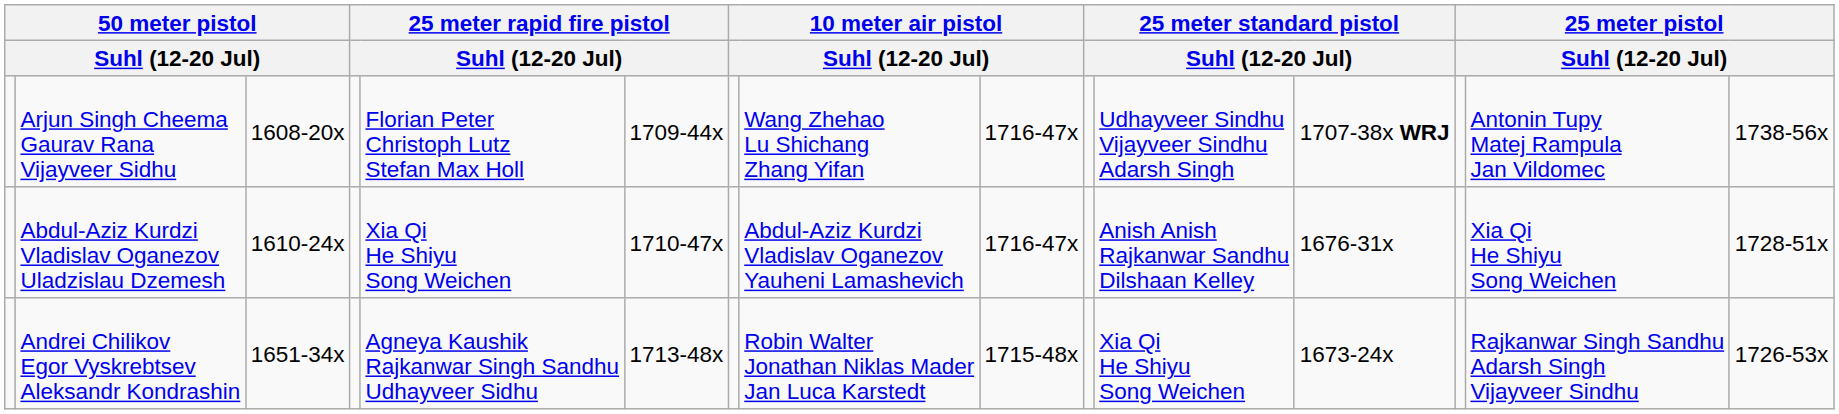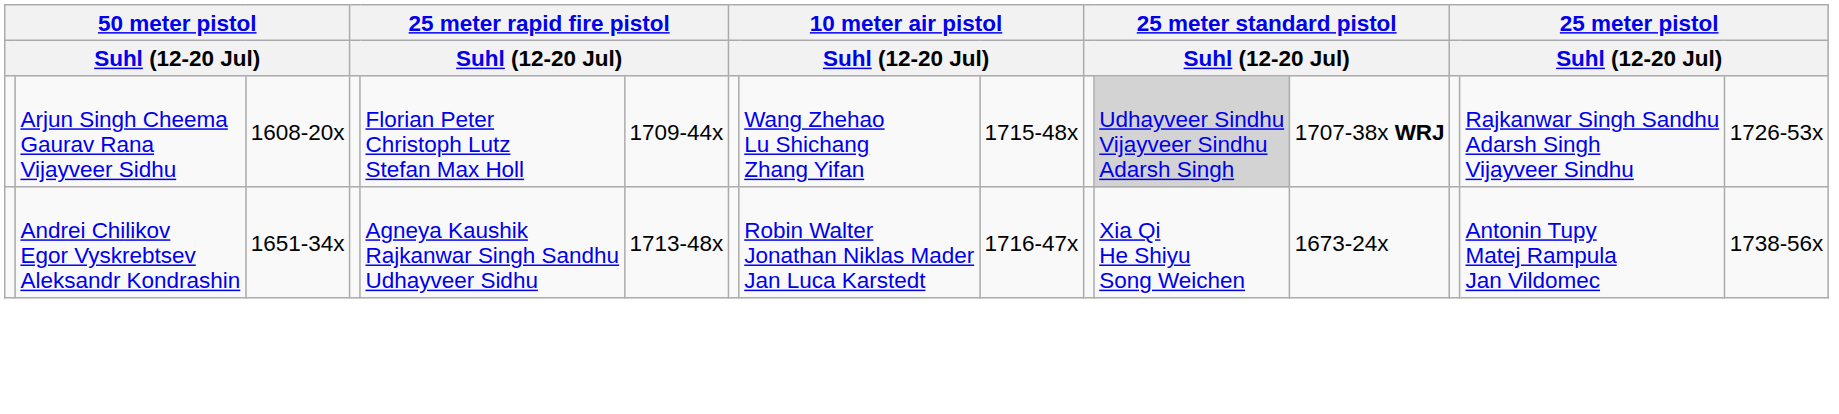(1031, 132) 1716-47x -> (1031, 132) 1715-48x
(1192, 144) no background -> (1192, 144) lightgrey background
(1546, 144) Antonin Tupy Matej Rampula Jan Vildomec -> (1592, 144) Rajkanwar Singh Sandhu Adarsh Singh Vijayveer Sindhu
(1782, 132) 1738-56x -> (1777, 132) 1726-53x
- row: (123, 255)
(1031, 354) 1715-48x -> (1031, 243) 1716-47x
(1597, 366) Rajkanwar Singh Sandhu Adarsh Singh Vijayveer Sindhu -> (1541, 255) Antonin Tupy Matej Rampula Jan Vildomec
(1782, 354) 1726-53x -> (1777, 243) 1738-56x
